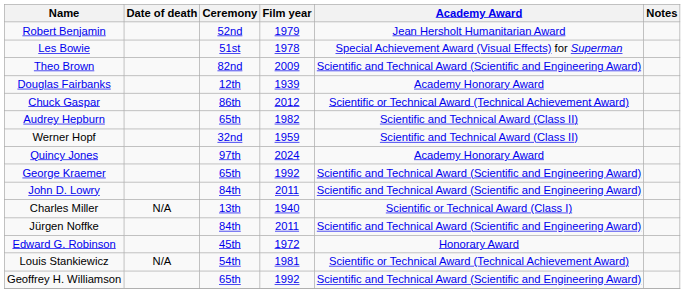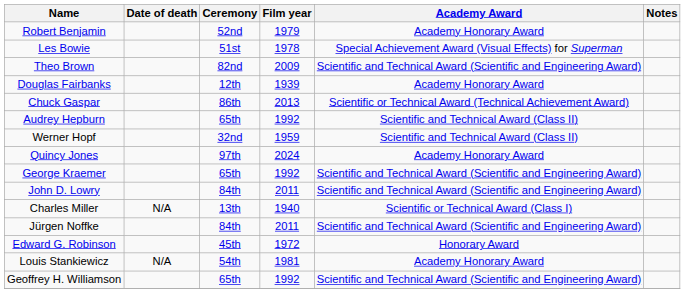(479, 31) Jean Hersholt Humanitarian Award -> (479, 31) Academy Honorary Award
(287, 102) 2012 -> (287, 102) 2013
(287, 119) 1982 -> (287, 119) 1992
(479, 262) Scientific or Technical Award (Technical Achievement Award) -> (479, 262) Academy Honorary Award
